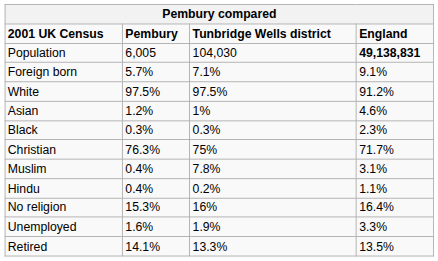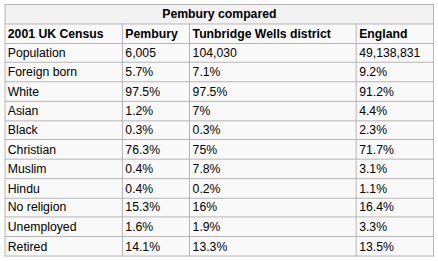(390, 53) bold -> (390, 53) normal
(373, 72) 9.1% -> (373, 72) 9.2%
(201, 111) 1% -> (201, 111) 7%
(373, 111) 4.6% -> (373, 111) 4.4%
